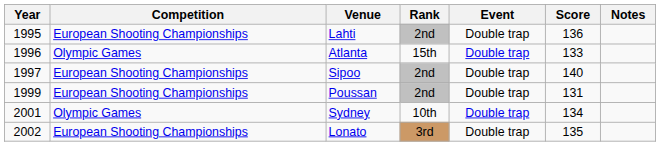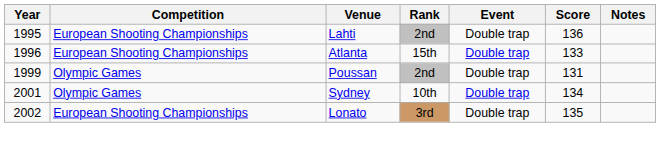(97, 54) Olympic Games -> (150, 54) European Shooting Championships
- row: (344, 73)
(150, 93) European Shooting Championships -> (97, 73) Olympic Games
